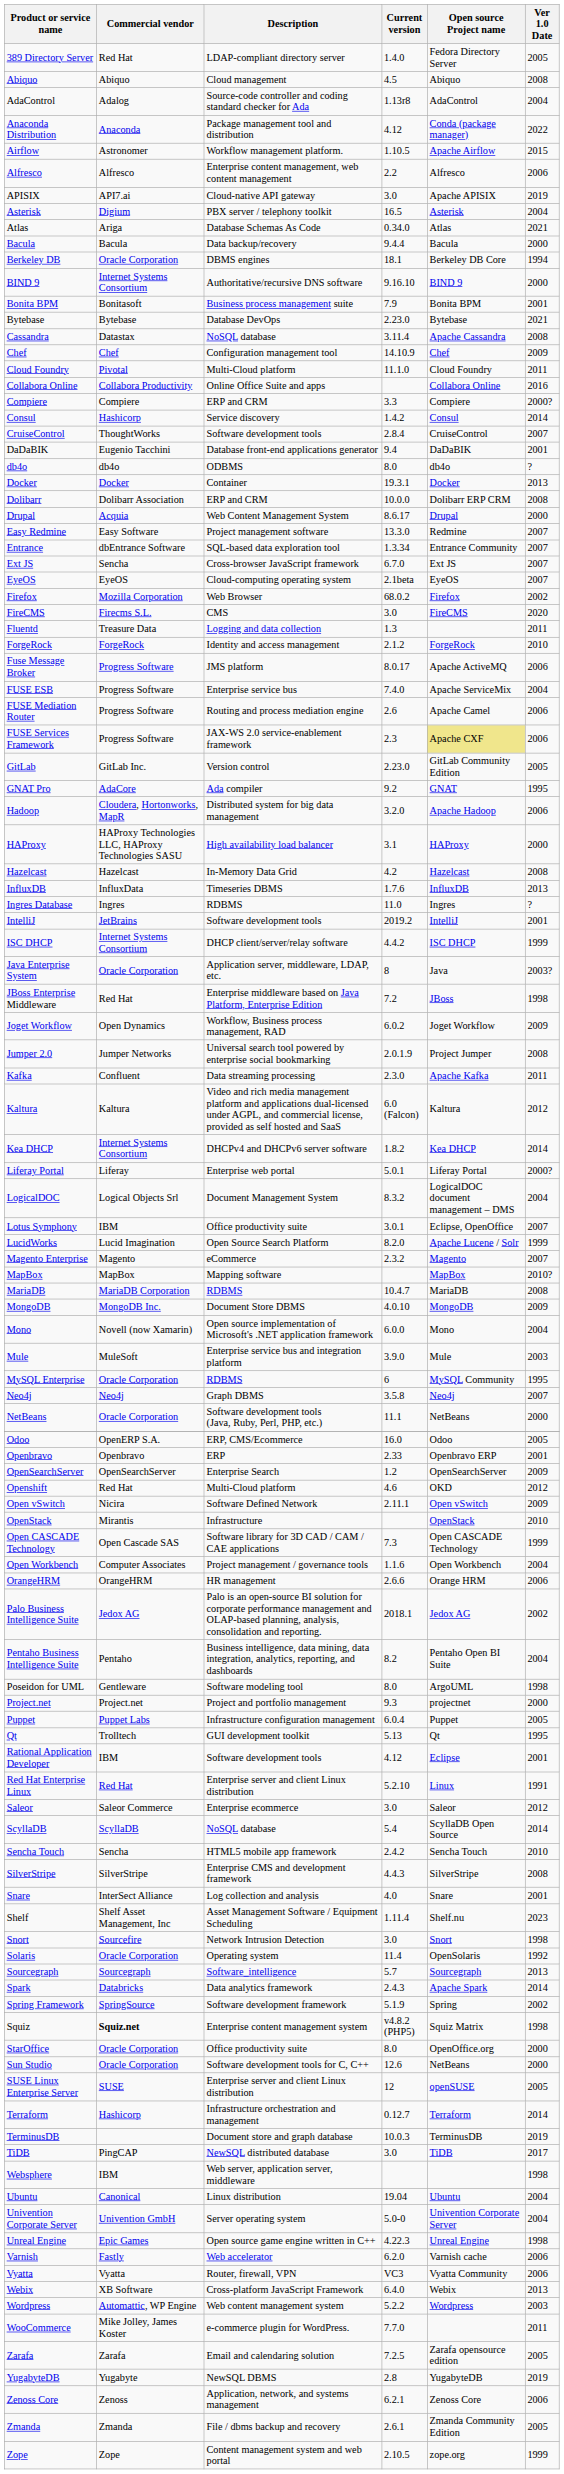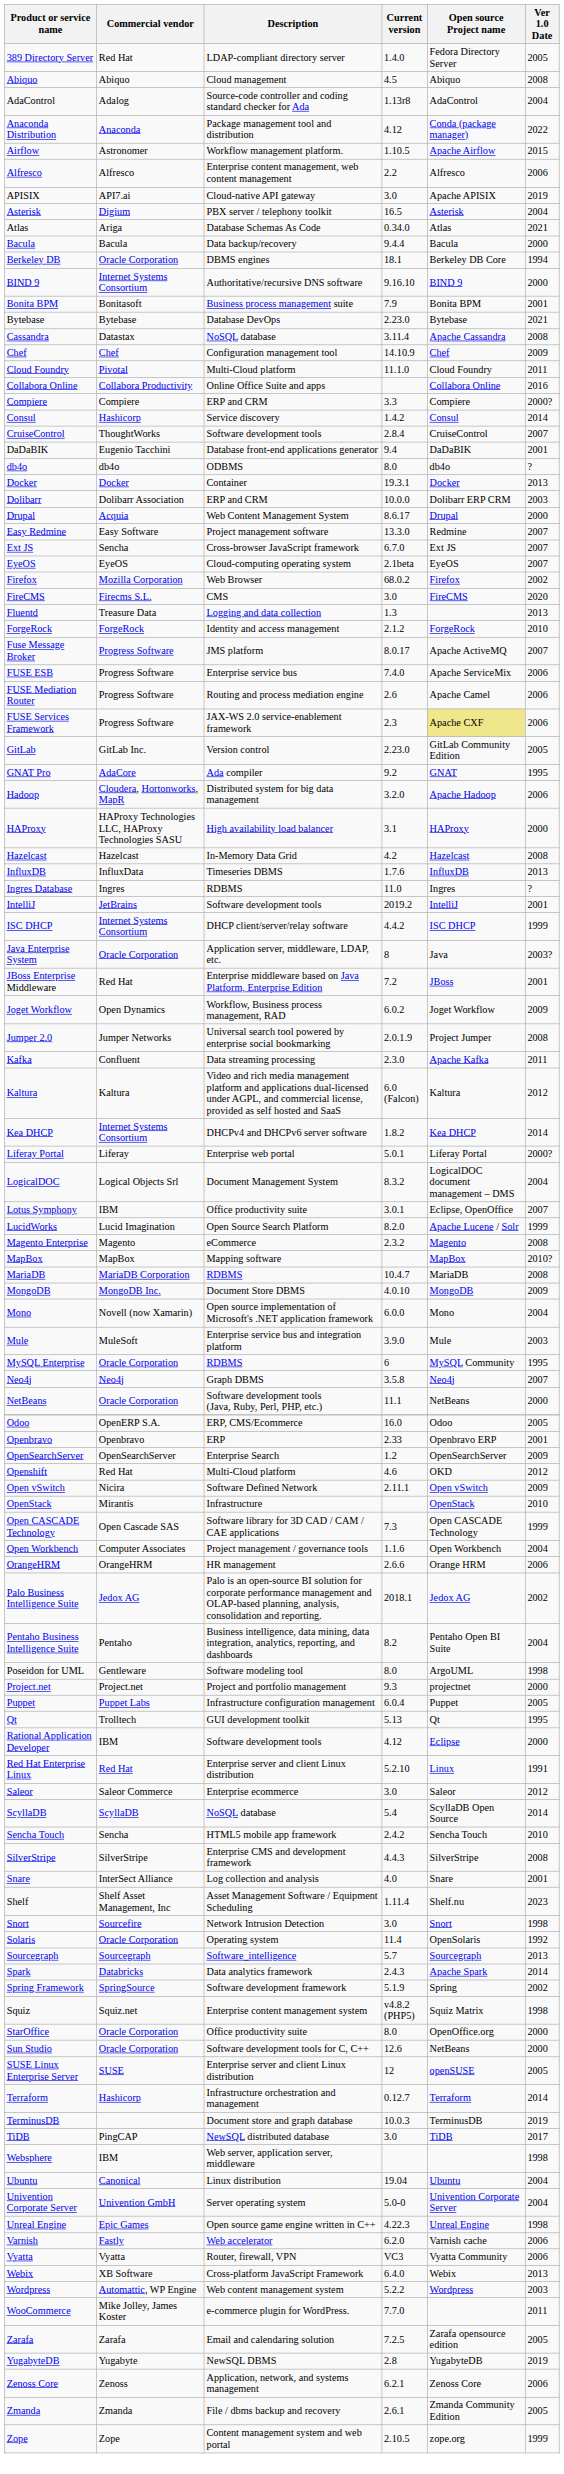(538, 499) 2008 -> (538, 499) 2003
- row: (25, 547)
(537, 629) 2011 -> (538, 612) 2013
(538, 667) 2006 -> (538, 651) 2007
(538, 689) 2004 -> (538, 673) 2006
(538, 998) 1998 -> (538, 982) 2001
(538, 1258) 2007 -> (538, 1242) 2008
(538, 1757) 2001 -> (538, 1741) 2000
(119, 2026) bold -> (118, 2010) normal
